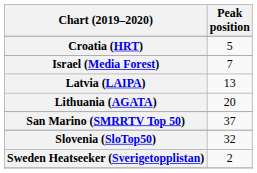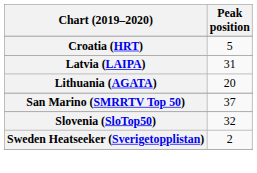- row: (106, 64)
(230, 83) 13 -> (230, 64) 31
